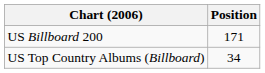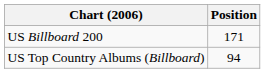(234, 57) 34 -> (234, 57) 94
